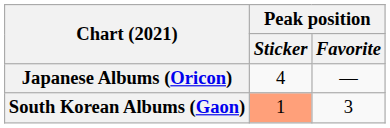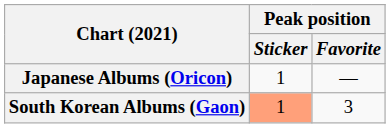(281, 78) 4 -> (281, 78) 1
